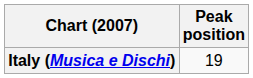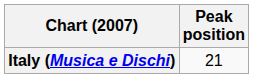(214, 60) 19 -> (214, 60) 21
